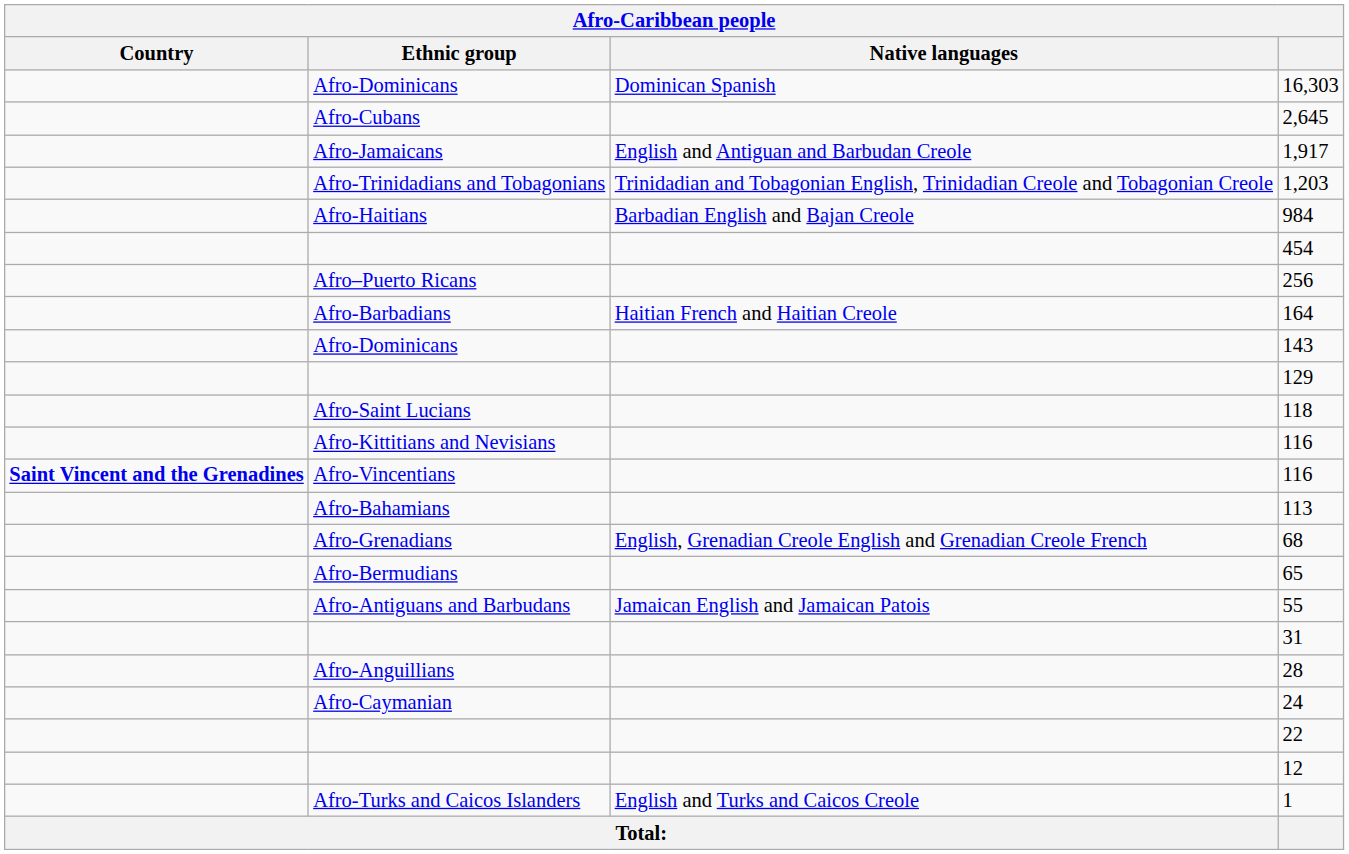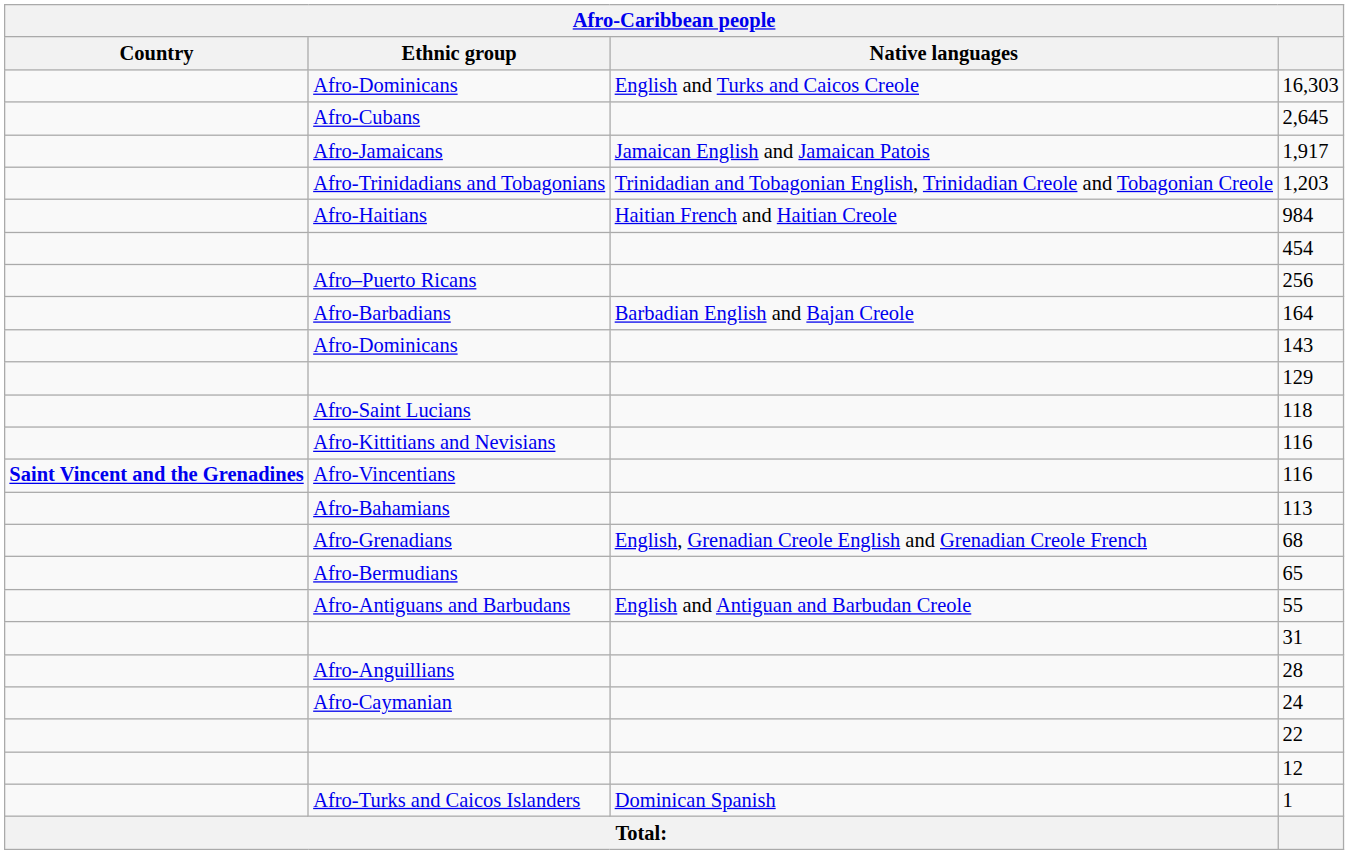(695, 85) Dominican Spanish -> (767, 85) English and Turks and Caicos Creole
(793, 150) English and Antiguan and Barbudan Creole -> (772, 150) Jamaican English and Jamaican Patois
(764, 215) Barbadian English and Bajan Creole -> (756, 215) Haitian French and Haitian Creole
(756, 313) Haitian French and Haitian Creole -> (764, 313) Barbadian English and Bajan Creole
(772, 605) Jamaican English and Jamaican Patois -> (793, 605) English and Antiguan and Barbudan Creole
(767, 800) English and Turks and Caicos Creole -> (695, 800) Dominican Spanish
